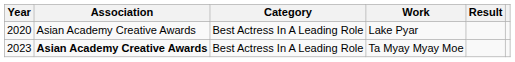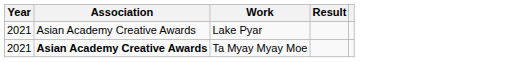- column: (288, 13)
(19, 30) 2020 -> (19, 30) 2021
(19, 48) 2023 -> (19, 48) 2021
